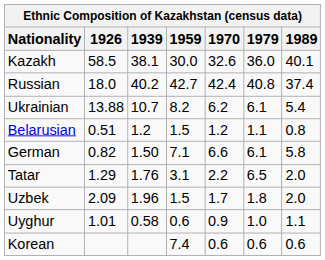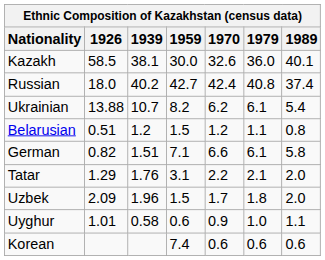(145, 152) 1.50 -> (145, 152) 1.51
(257, 175) 6.5 -> (257, 175) 2.1
